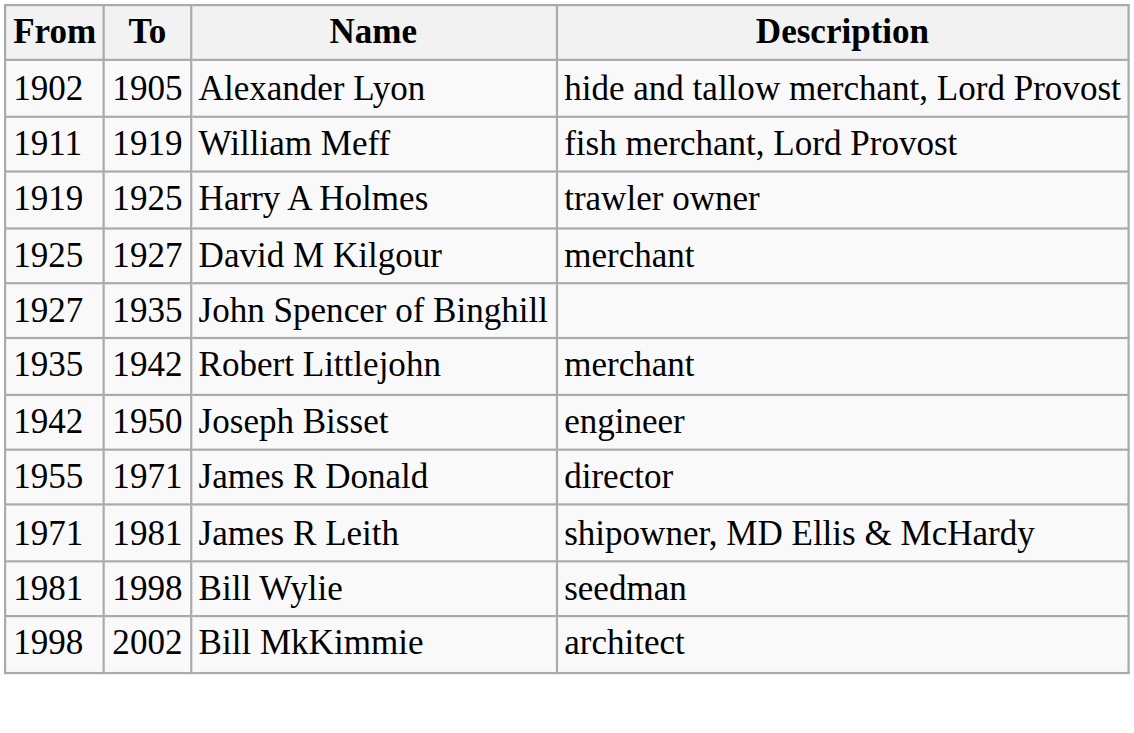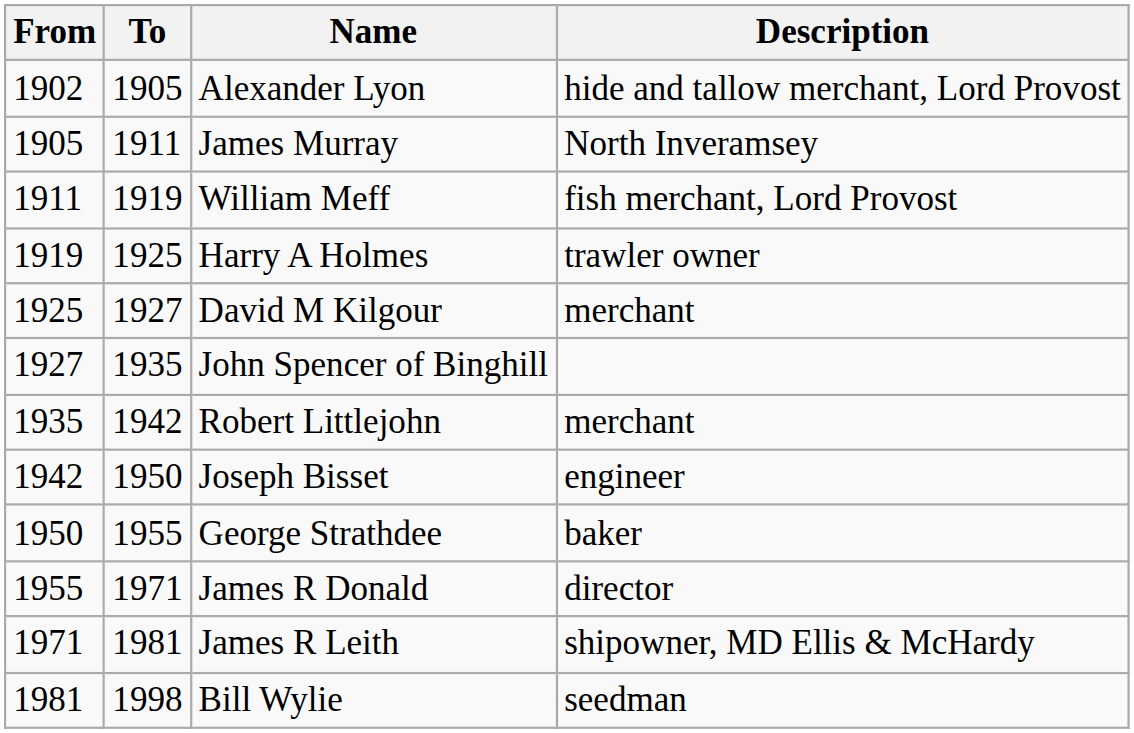+ row: (298, 143)
+ row: (320, 532)
- row: (311, 643)
